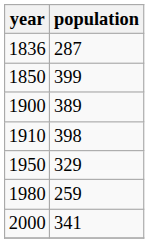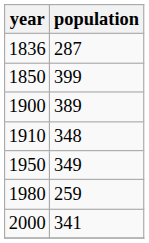(68, 135) 398 -> (68, 135) 348
(68, 164) 329 -> (68, 164) 349
